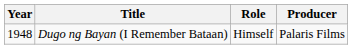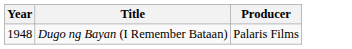- column: (253, 14)
